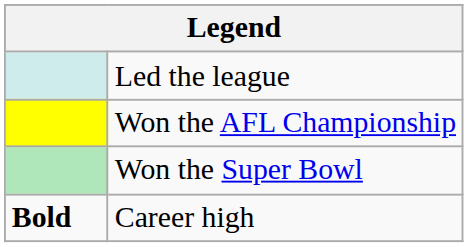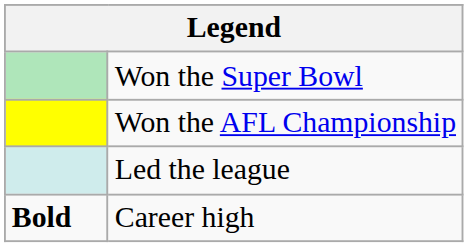rows swapped: (202, 75) <-> (239, 169)
